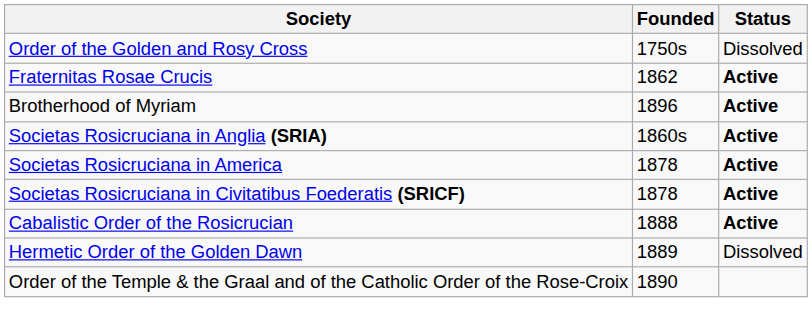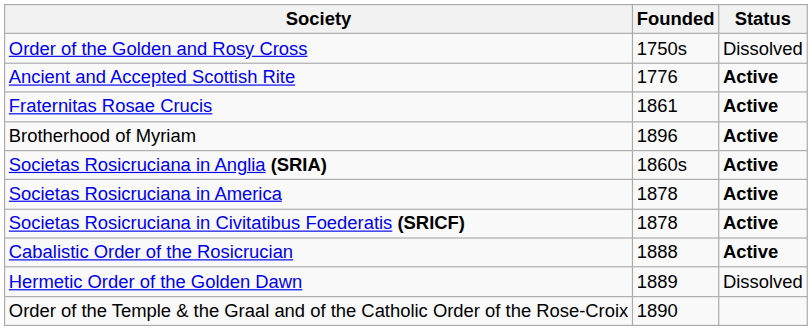+ row: (152, 77)
(657, 77) 1862 -> (657, 106) 1861
